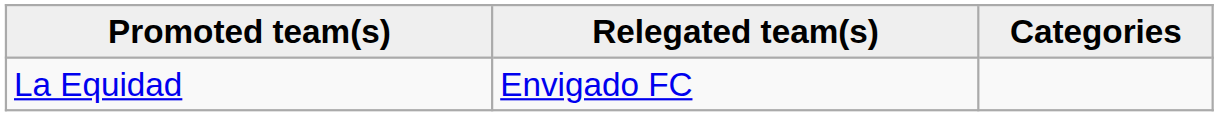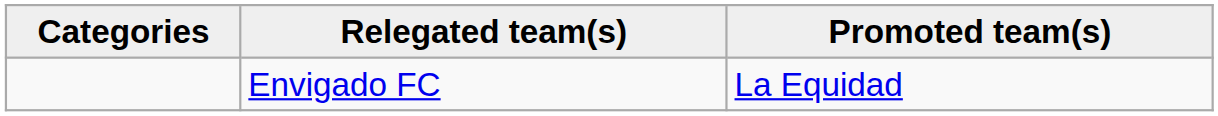columns swapped: (1096, 31) <-> (249, 31)
